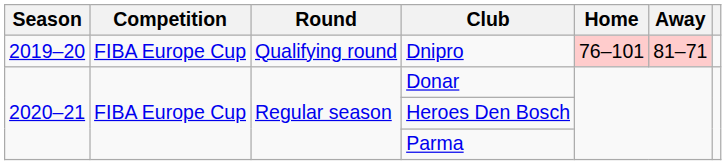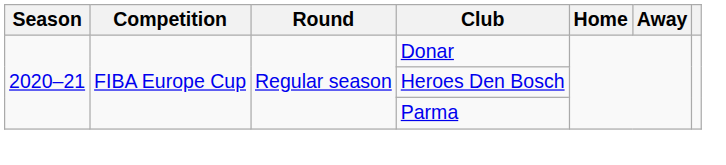- row: (435, 50)
